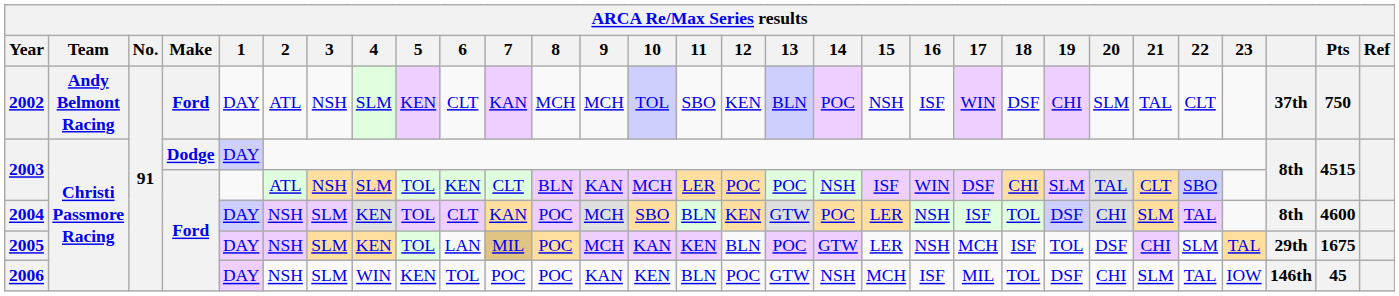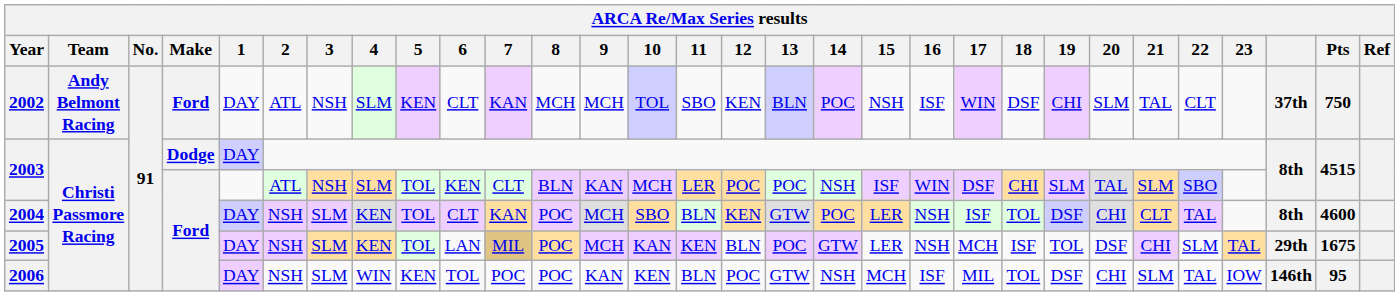(1156, 184) CLT -> (1156, 184) SLM
(1156, 215) SLM -> (1156, 215) CLT
(1338, 275) 45 -> (1338, 275) 95
